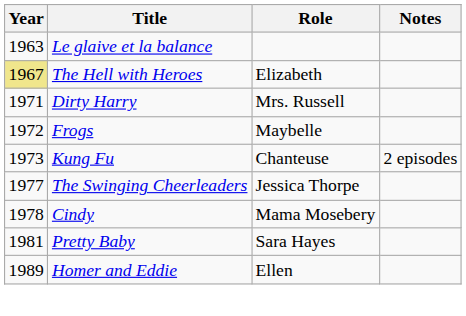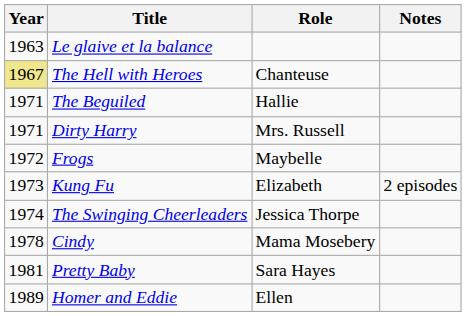(289, 74) Elizabeth -> (292, 74) Chanteuse
+ row: (99, 102)
(292, 158) Chanteuse -> (289, 185) Elizabeth
(26, 185) 1977 -> (26, 213) 1974
